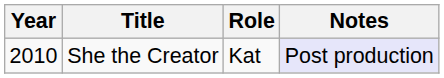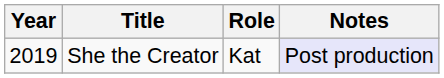(33, 55) 2010 -> (33, 55) 2019
